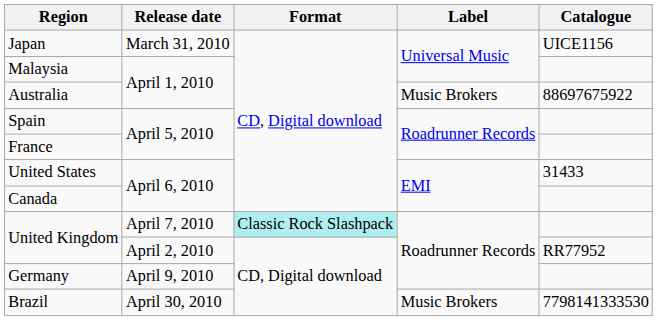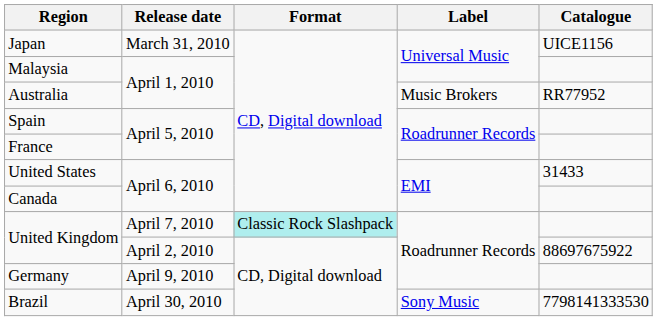(588, 95) 88697675922 -> (574, 95) RR77952
(574, 250) RR77952 -> (588, 250) 88697675922
(449, 302) Music Brokers -> (440, 302) Sony Music
